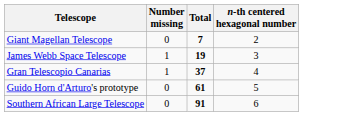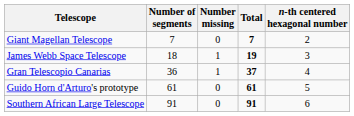+ column: (172, 18)
